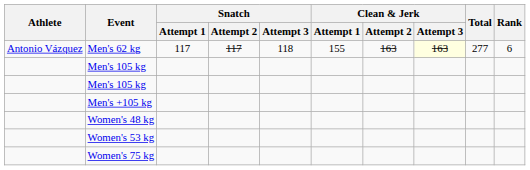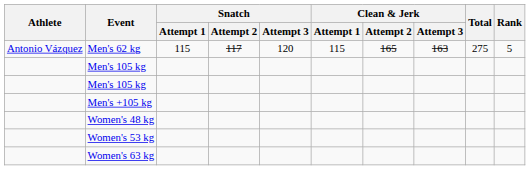(182, 49) 117 -> (182, 49) 115
(285, 49) 118 -> (285, 49) 120
(337, 49) 155 -> (337, 49) 115
(388, 49) 163 -> (388, 49) 165
(440, 49) lightyellow background -> (440, 49) no background
(480, 49) 277 -> (480, 49) 275
(510, 49) 6 -> (510, 49) 5
+ row: (45, 156)
- row: (45, 156)
